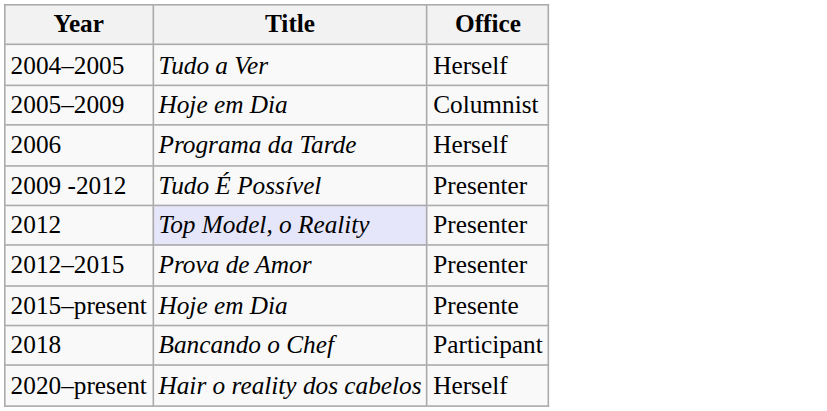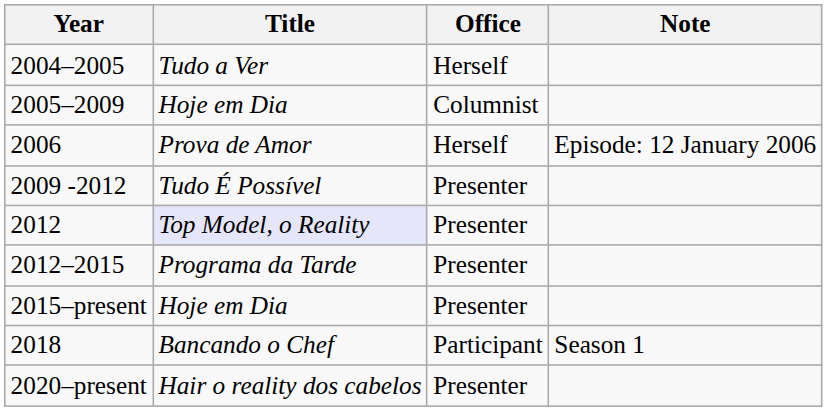+ column: (685, 24)
(258, 144) Programa da Tarde -> (235, 144) Prova de Amor
(235, 265) Prova de Amor -> (258, 265) Programa da Tarde
(476, 305) Presente -> (480, 305) Presenter
(470, 385) Herself -> (480, 385) Presenter
